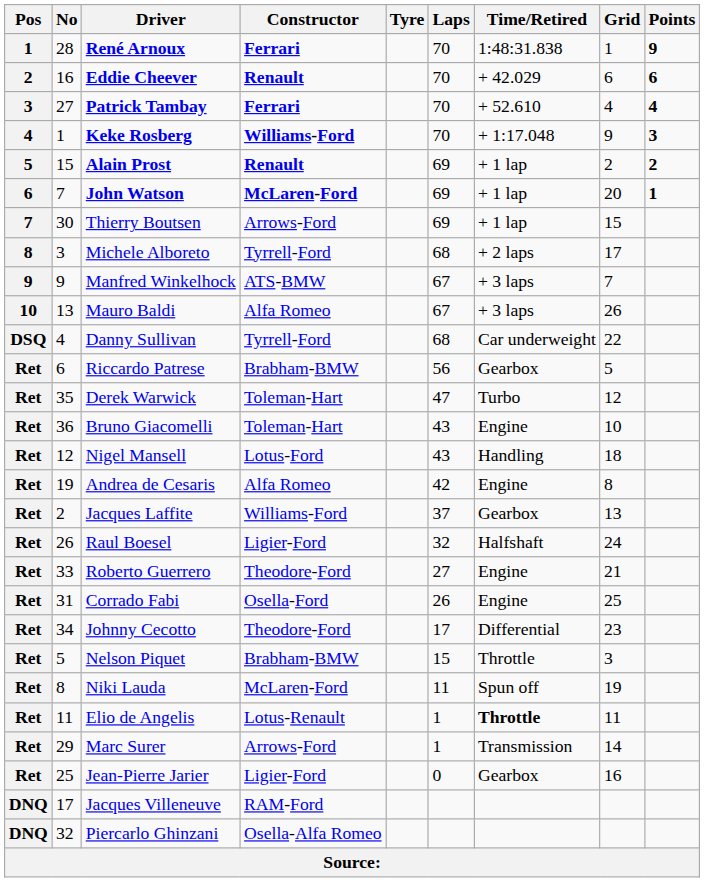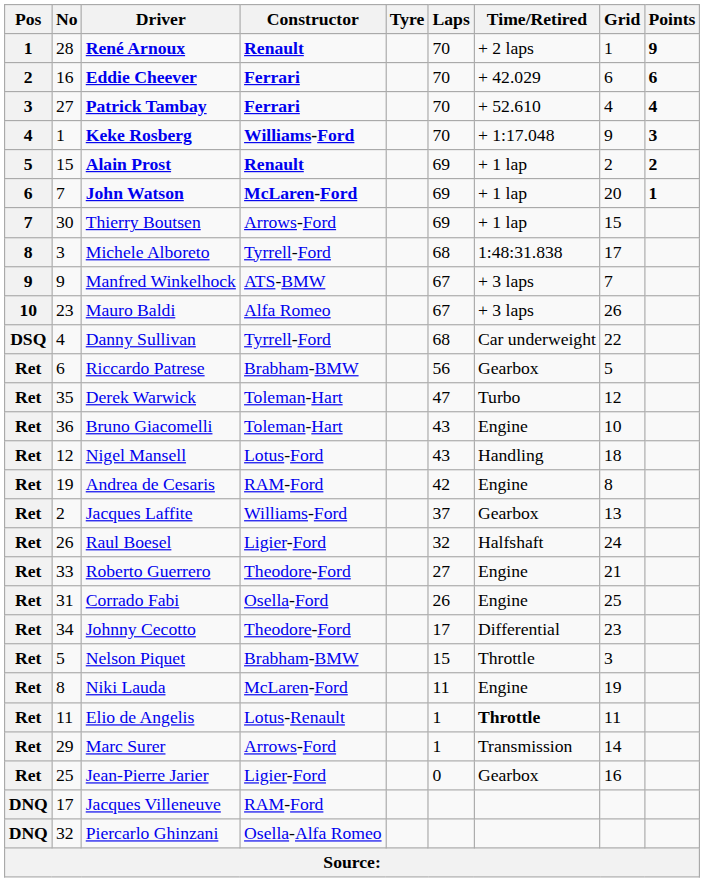(272, 48) Ferrari -> (274, 48) Renault
(520, 48) 1:48:31.838 -> (506, 48) + 2 laps
(274, 77) Renault -> (272, 77) Ferrari
(506, 251) + 2 laps -> (520, 251) 1:48:31.838
(65, 309) 13 -> (65, 309) 23
(287, 484) Alfa Romeo -> (284, 484) RAM-Ford
(508, 687) Spun off -> (503, 687) Engine
